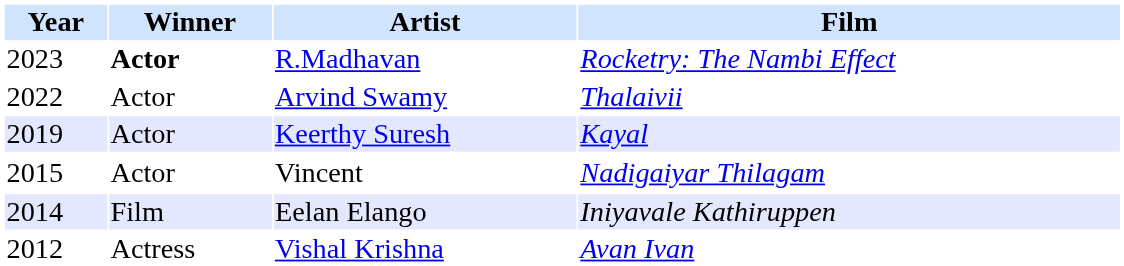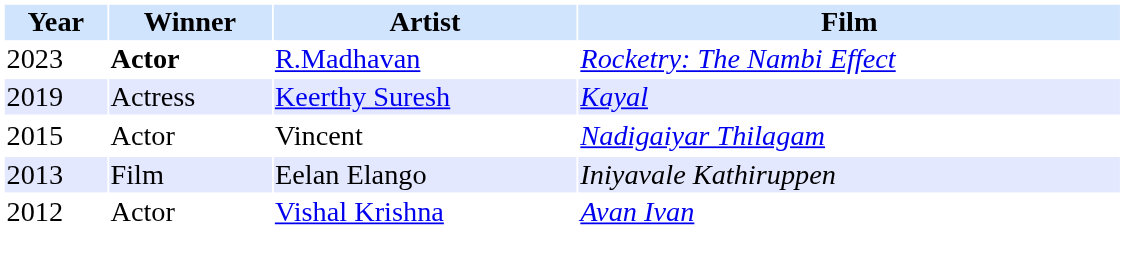- row: (361, 96)
(143, 133) Actor -> (153, 96) Actress
(35, 211) 2014 -> (35, 174) 2013
(153, 248) Actress -> (143, 211) Actor
